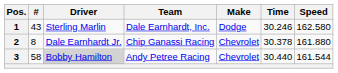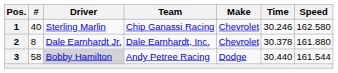(36, 27) 43 -> (36, 27) 40
(168, 27) Dale Earnhardt, Inc. -> (170, 27) Chip Ganassi Racing
(233, 27) Dodge -> (239, 27) Chevrolet
(170, 42) Chip Ganassi Racing -> (168, 42) Dale Earnhardt, Inc.
(239, 57) Chevrolet -> (233, 57) Dodge
